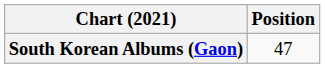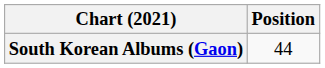(283, 48) 47 -> (283, 48) 44
